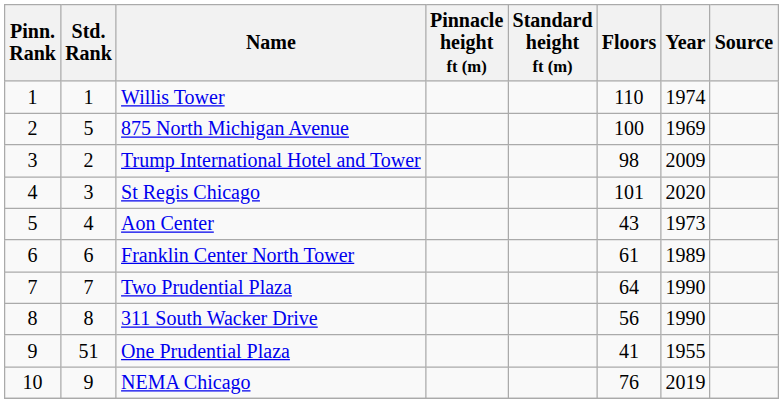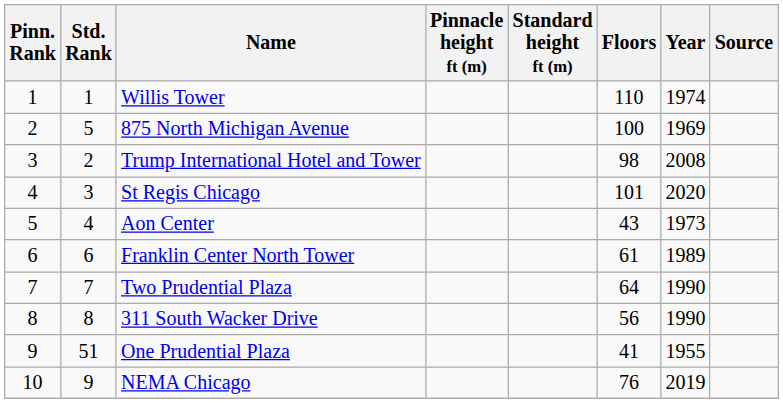(685, 160) 2009 -> (685, 160) 2008
